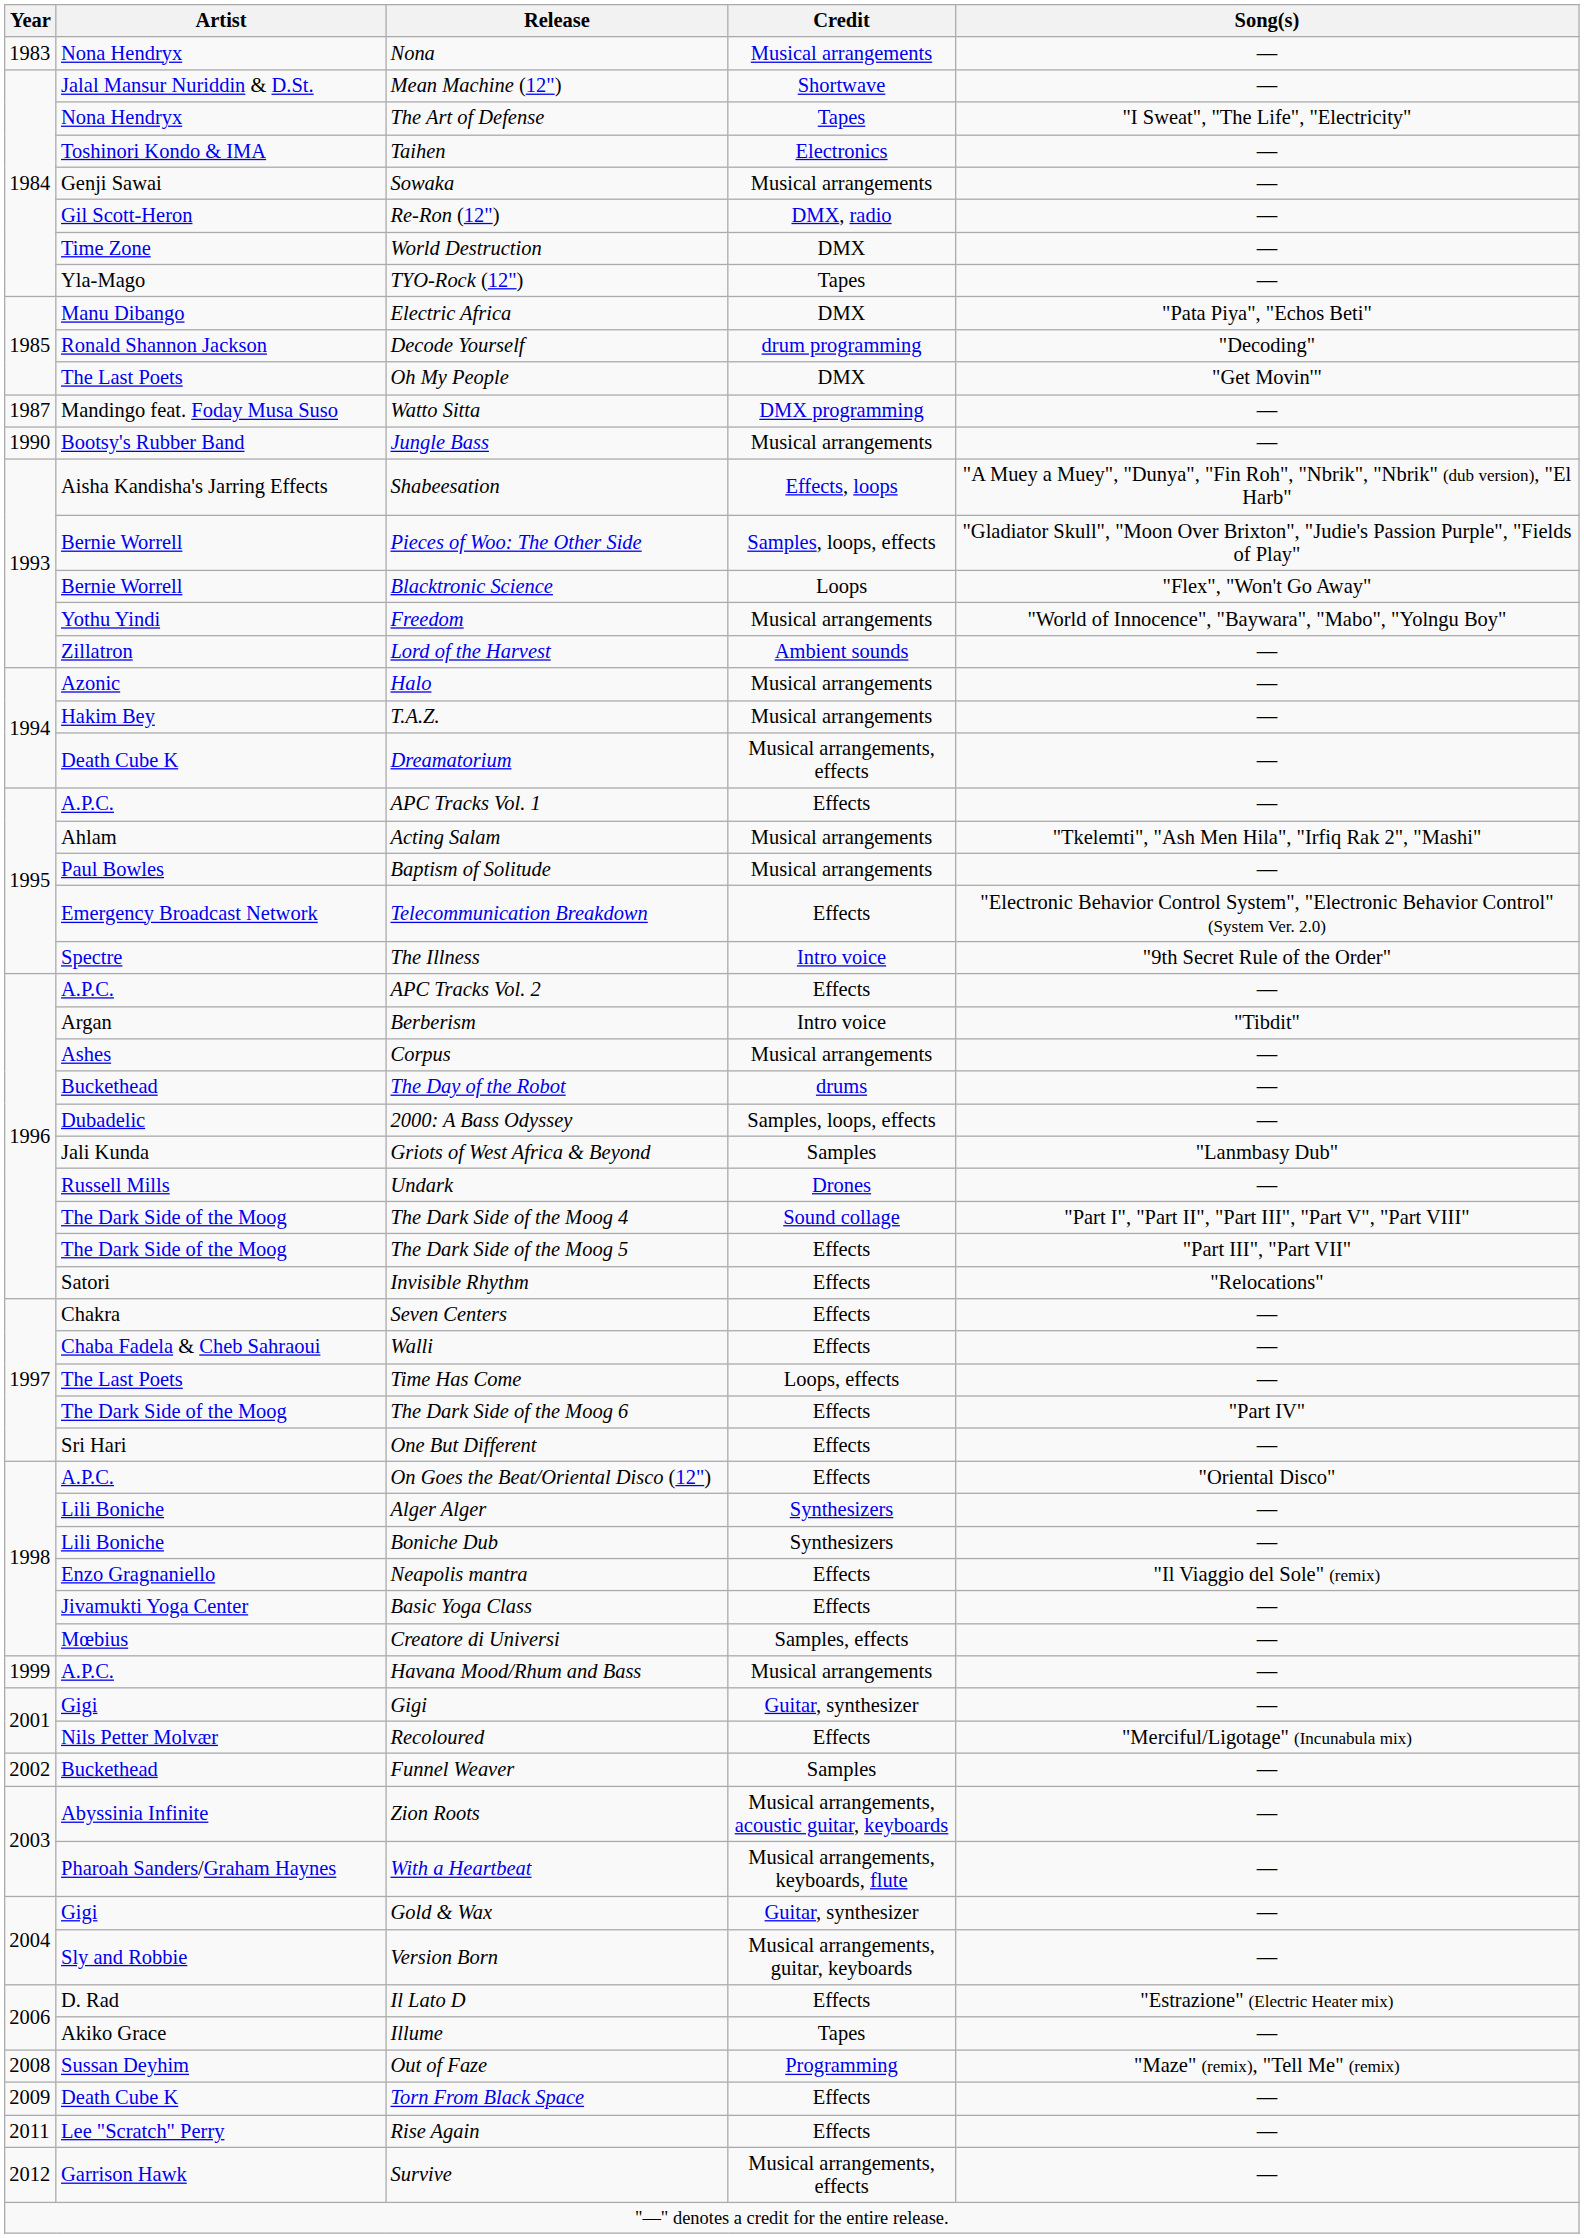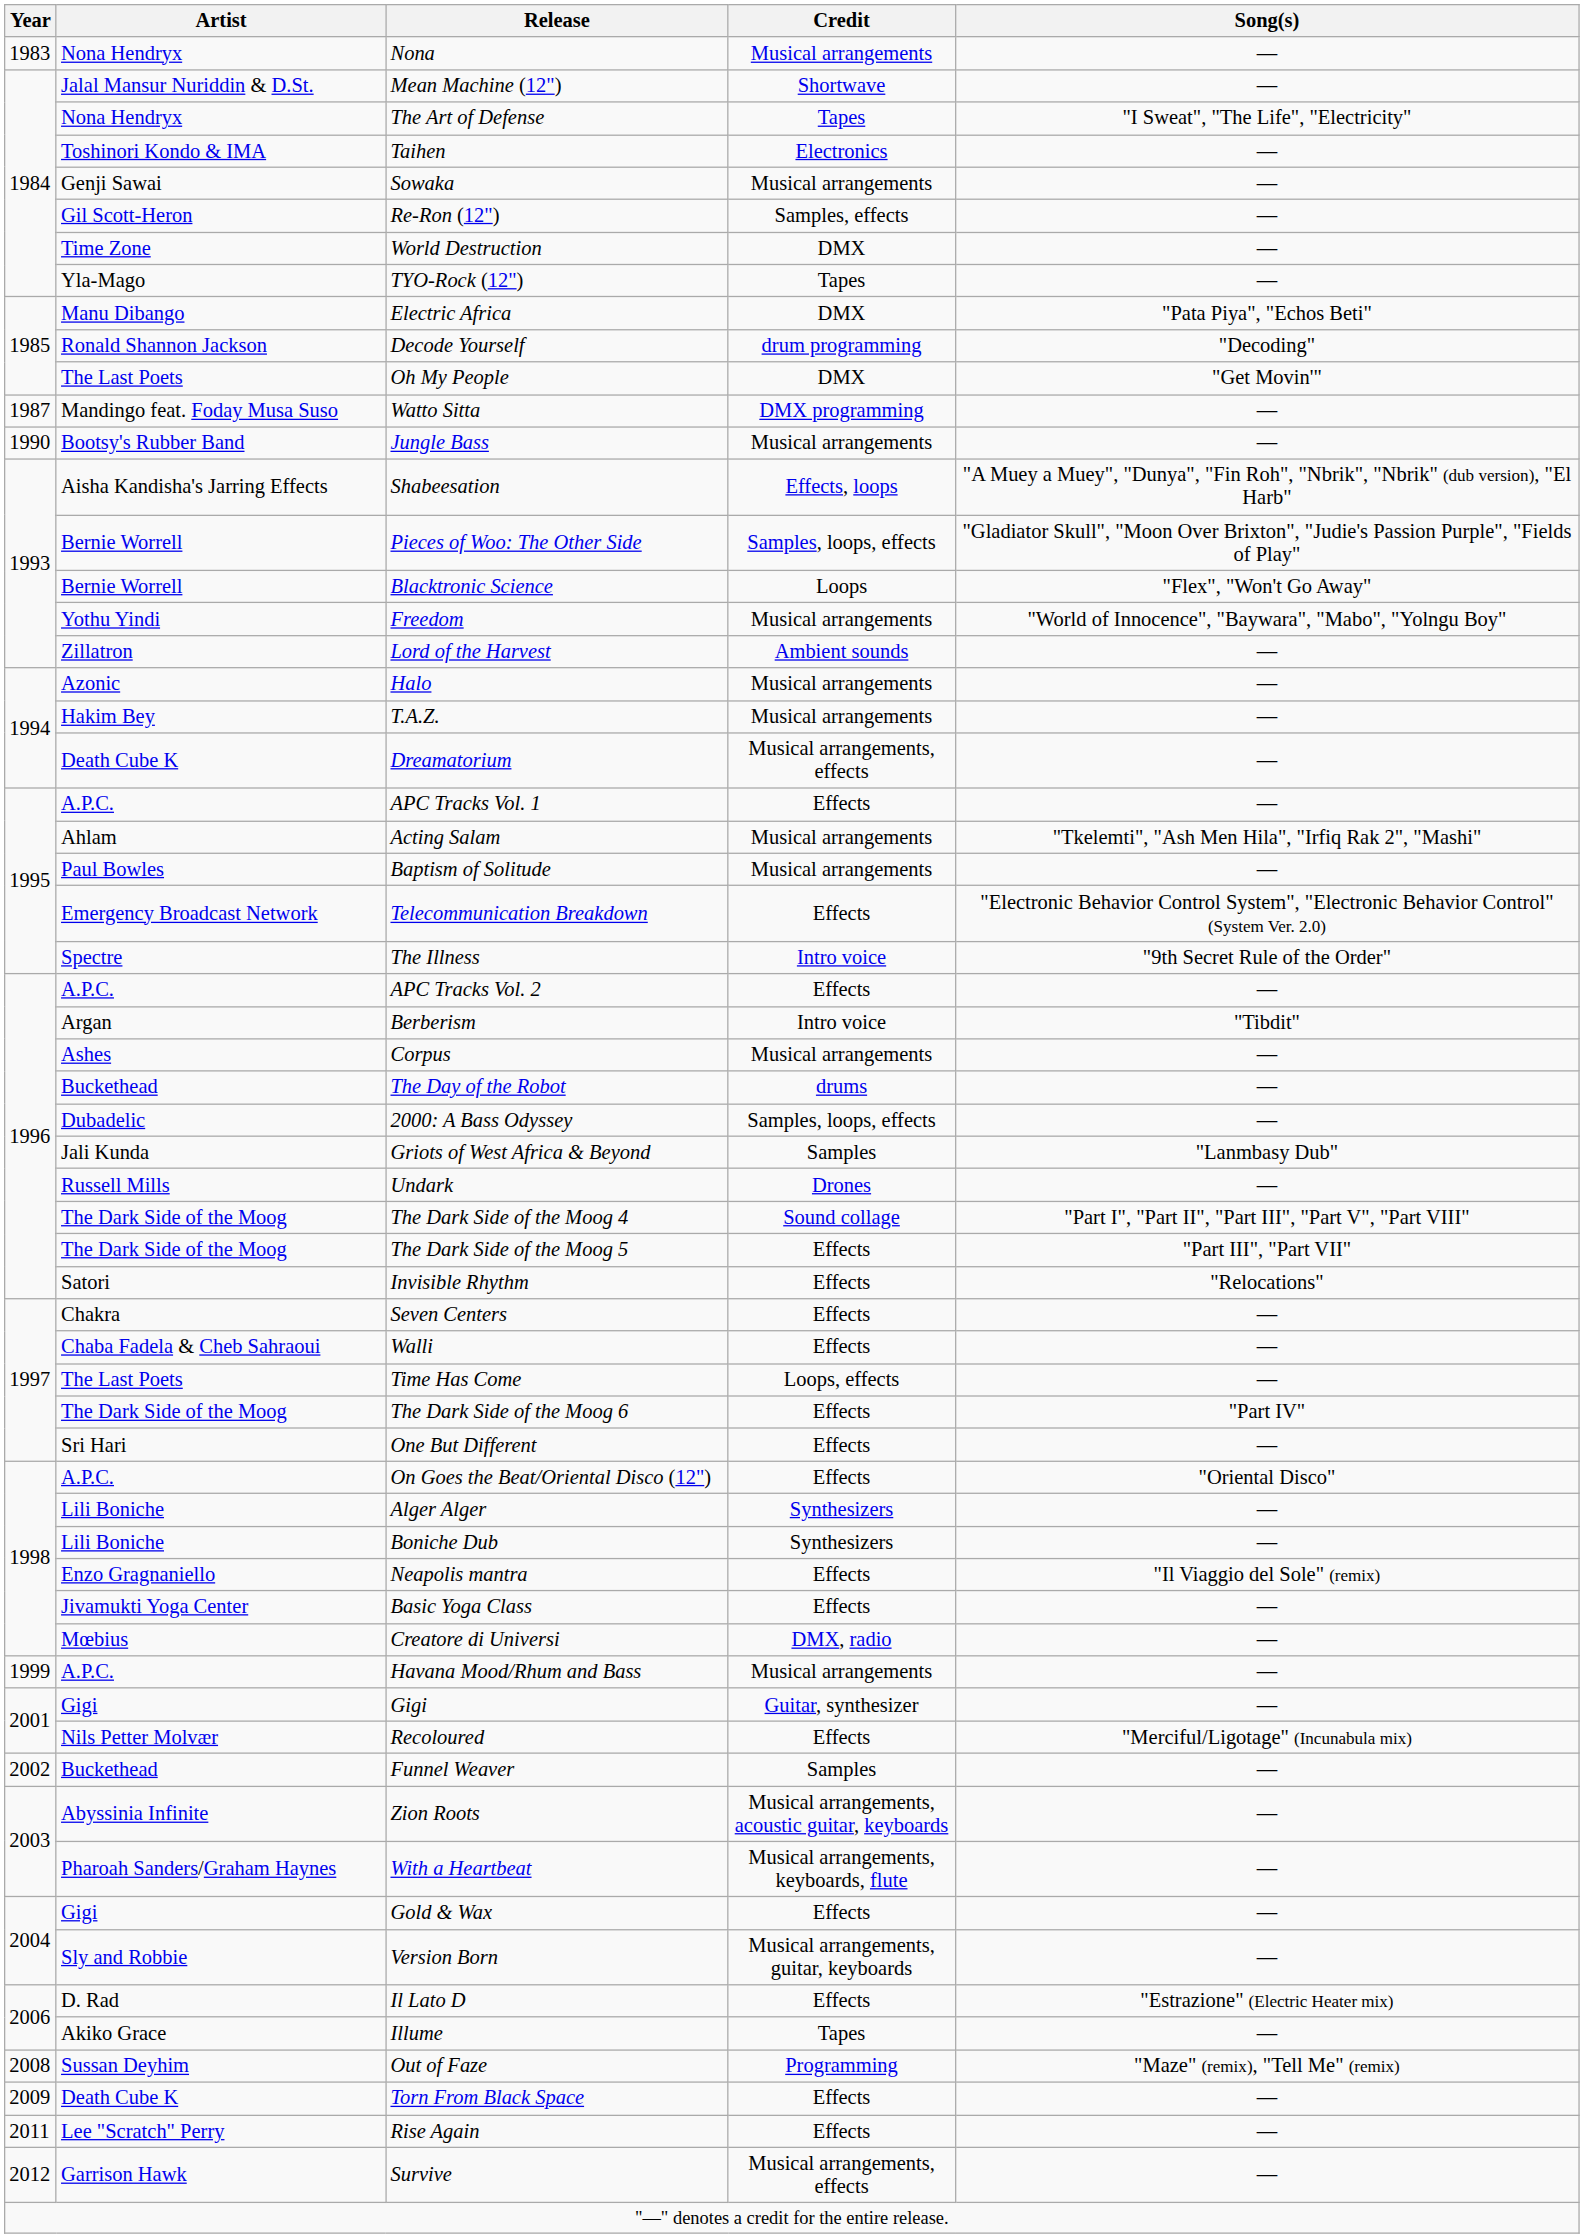(842, 215) DMX, radio -> (842, 215) Samples, effects
(842, 1639) Samples, effects -> (842, 1639) DMX, radio
(842, 1912) Guitar, synthesizer -> (842, 1912) Effects
